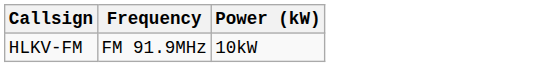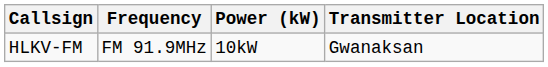+ column: (434, 19)
